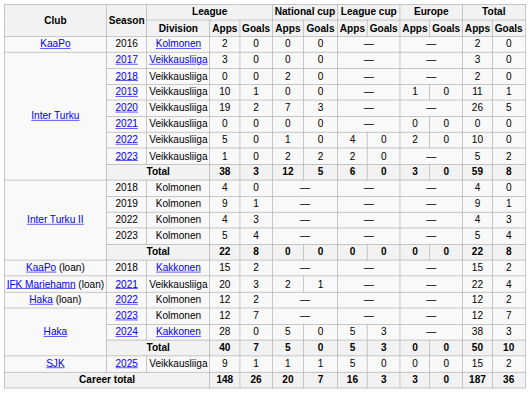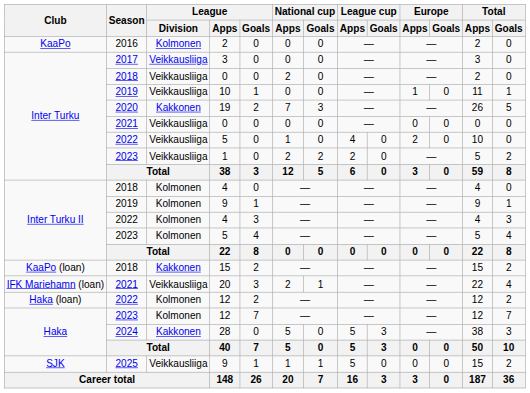(178, 108) Veikkausliiga -> (178, 108) Kakkonen
